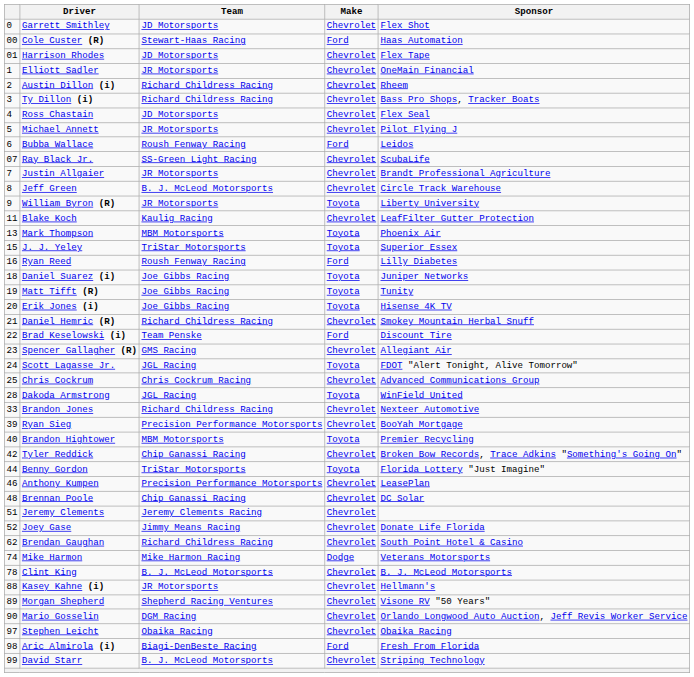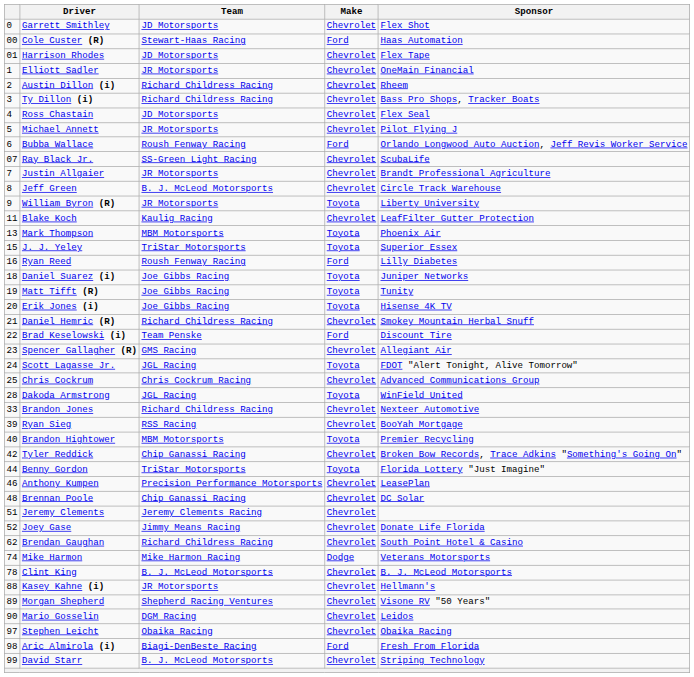(397, 145) Leidos -> (534, 145) Orlando Longwood Auto Auction, Jeff Revis Worker Service
(232, 425) Precision Performance Motorsports -> (169, 425) RSS Racing
(534, 617) Orlando Longwood Auto Auction, Jeff Revis Worker Service -> (397, 617) Leidos
